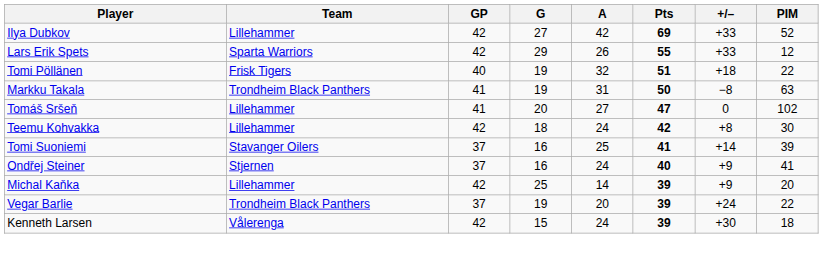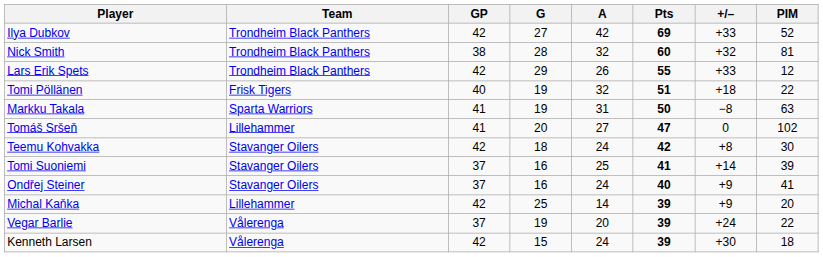(262, 33) Lillehammer -> (300, 33) Trondheim Black Panthers
+ row: (36, 52)
(271, 52) Sparta Warriors -> (300, 71) Trondheim Black Panthers
(300, 90) Trondheim Black Panthers -> (271, 109) Sparta Warriors
(262, 128) Lillehammer -> (274, 147) Stavanger Oilers
(251, 166) Stjernen -> (274, 185) Stavanger Oilers
(300, 204) Trondheim Black Panthers -> (256, 223) Vålerenga
